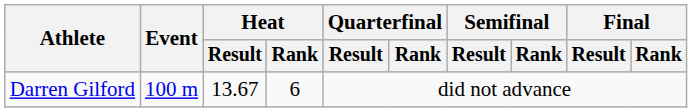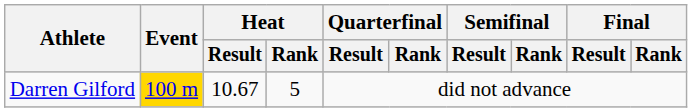(172, 89) no background -> (172, 89) gold background
(235, 89) 13.67 -> (235, 89) 10.67
(295, 89) 6 -> (295, 89) 5
